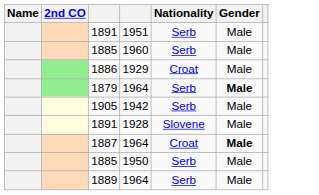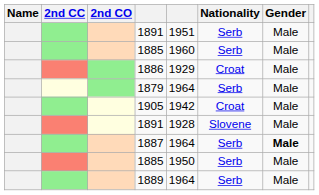+ column: (65, 13)
(239, 87) bold -> (286, 87) normal
(184, 106) Serb -> (230, 106) Croat
(184, 143) Croat -> (230, 143) Serb
